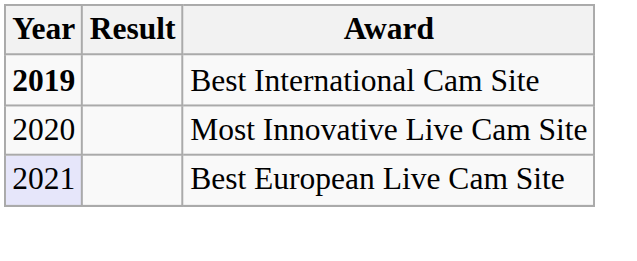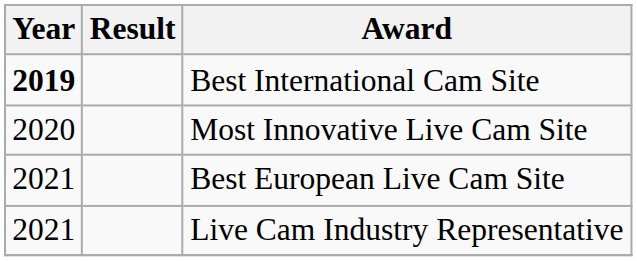(44, 179) lavender background -> (44, 179) no background
+ row: (407, 229)
